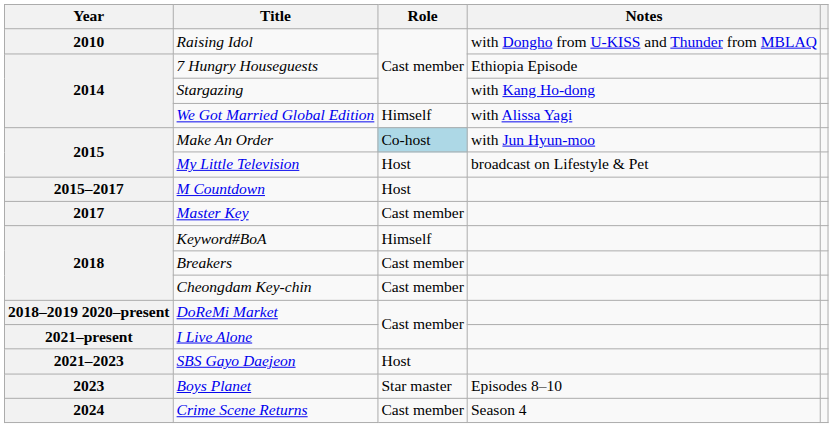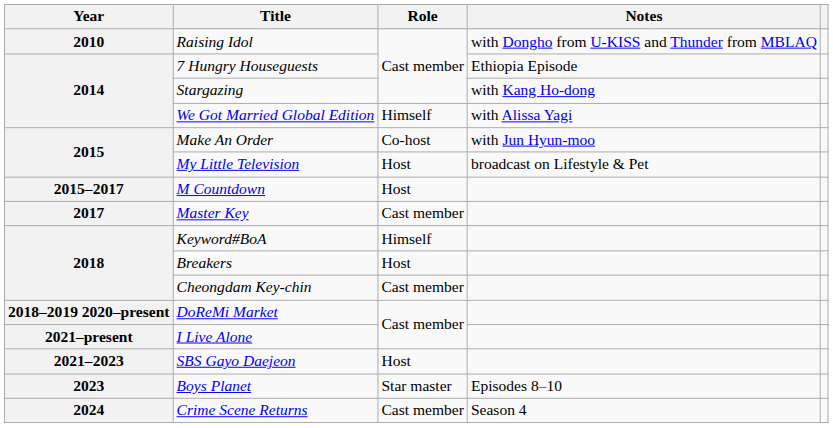(406, 139) lightblue background -> (406, 139) no background
(423, 262) Cast member -> (396, 262) Host
